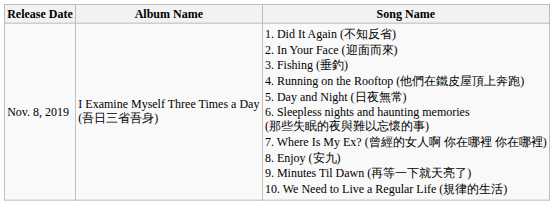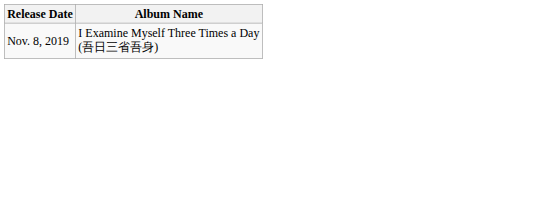- column: (406, 14)
